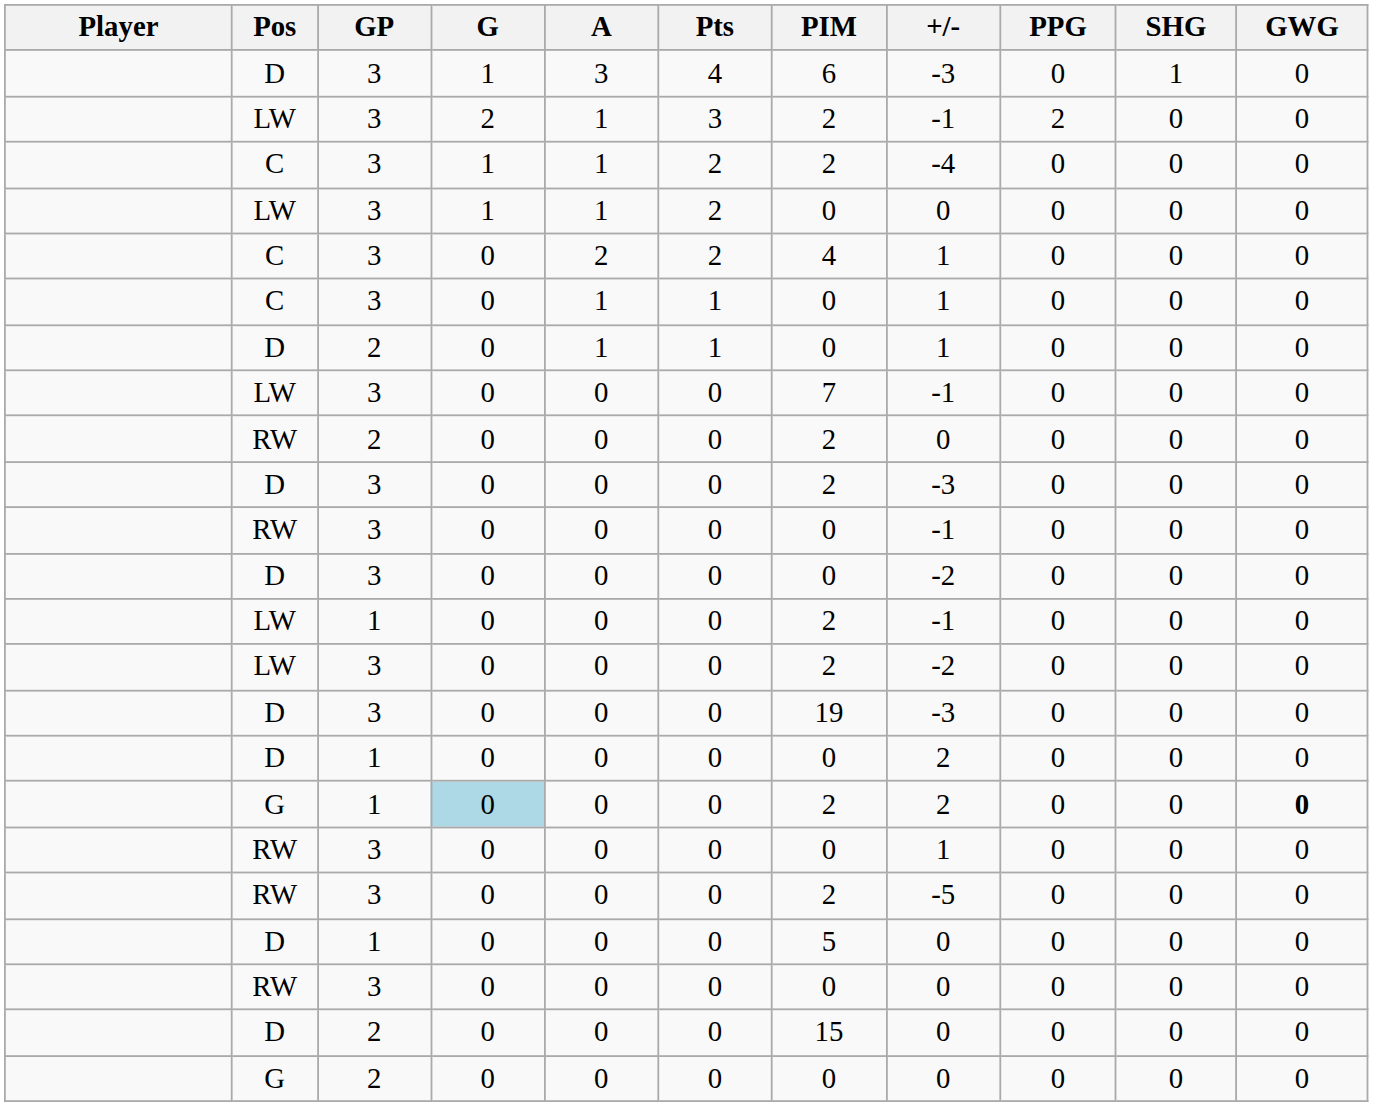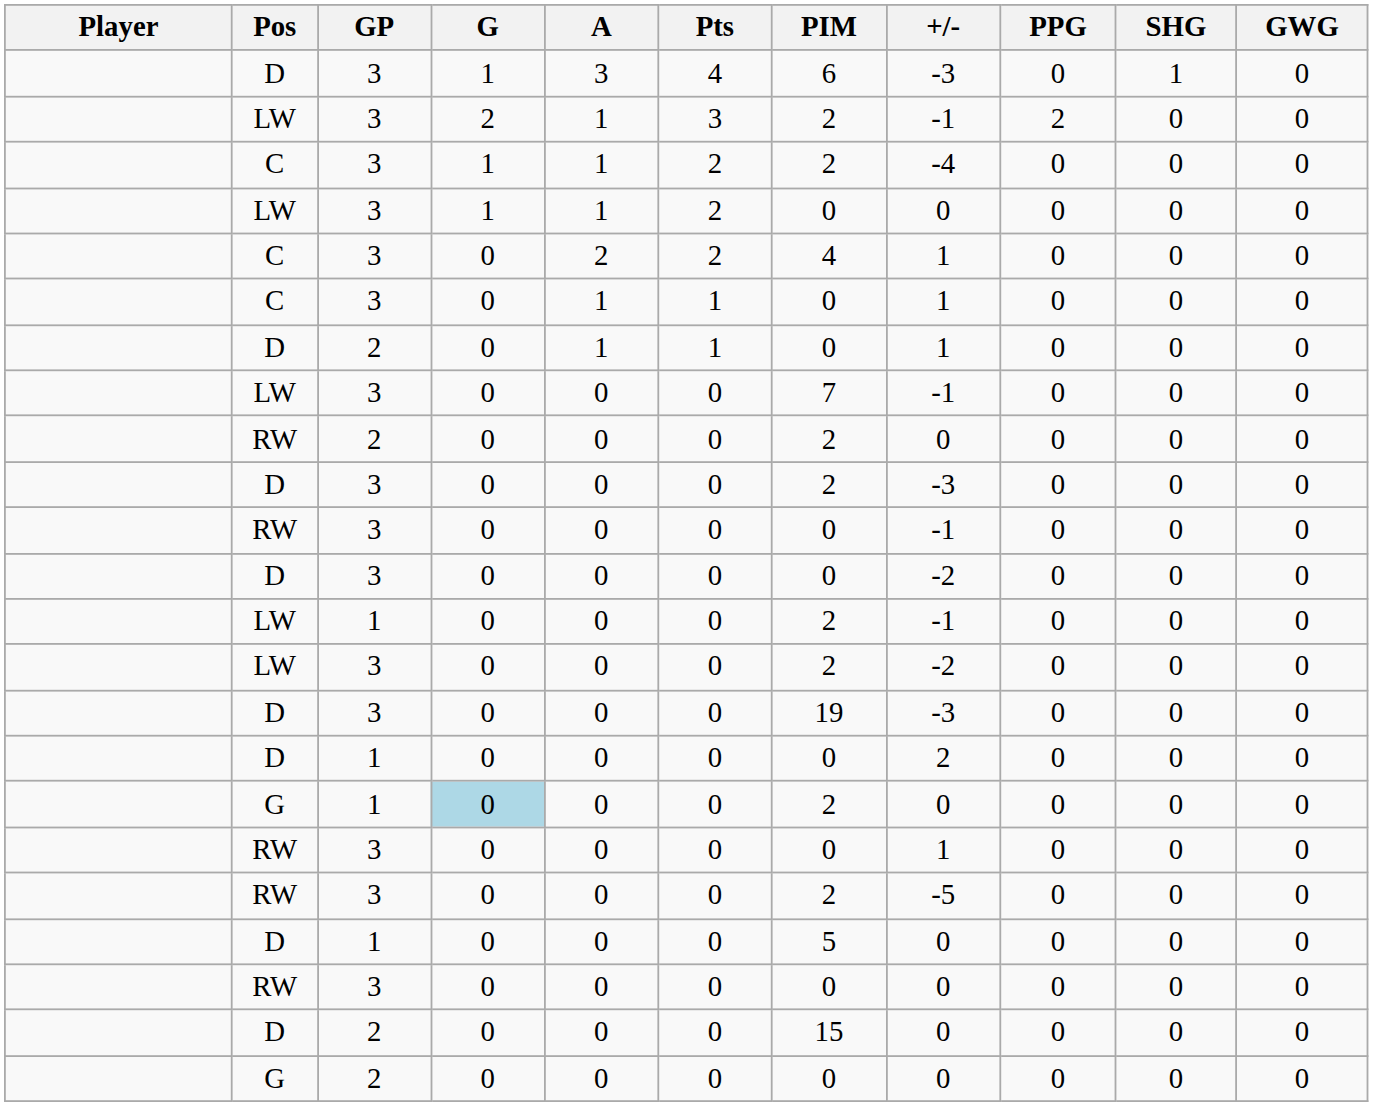(943, 803) 2 -> (943, 803) 0
(1302, 803) bold -> (1302, 803) normal
